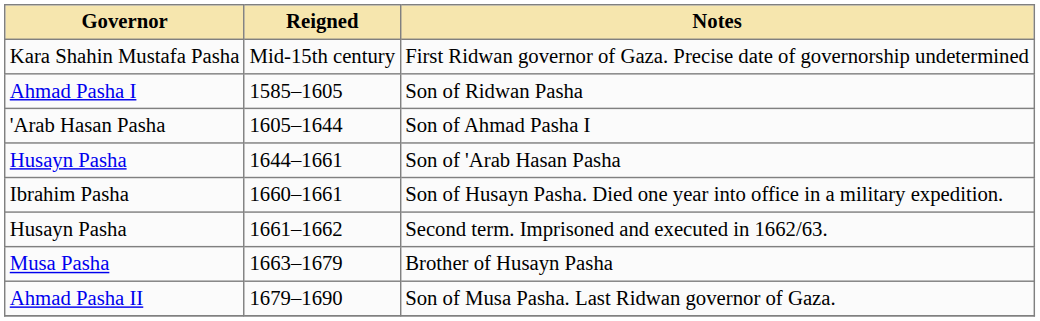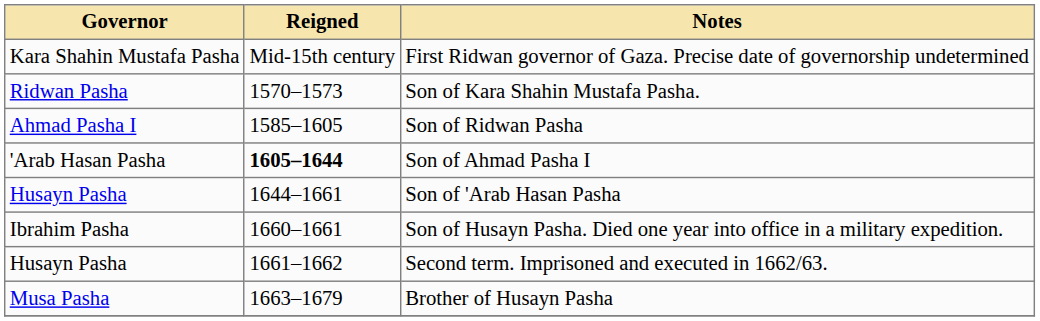+ row: (553, 90)
(296, 125) normal -> (296, 160) bold
- row: (620, 298)
